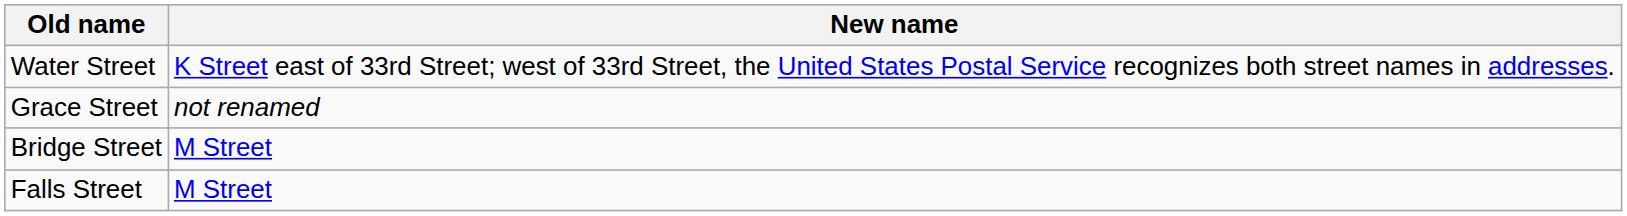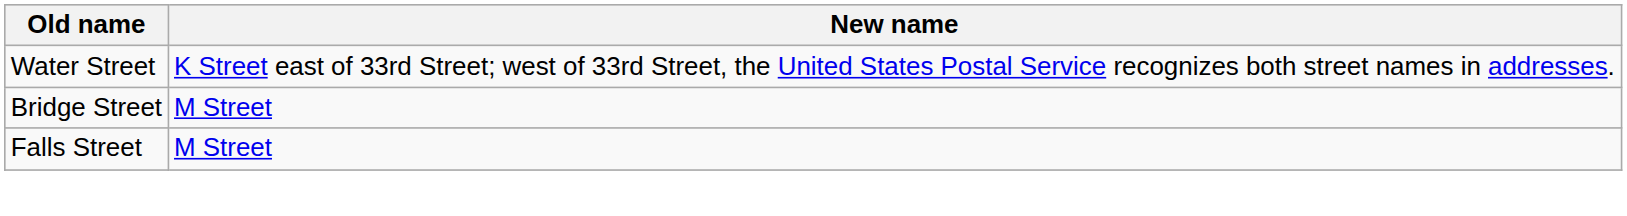- row: (84, 107)
